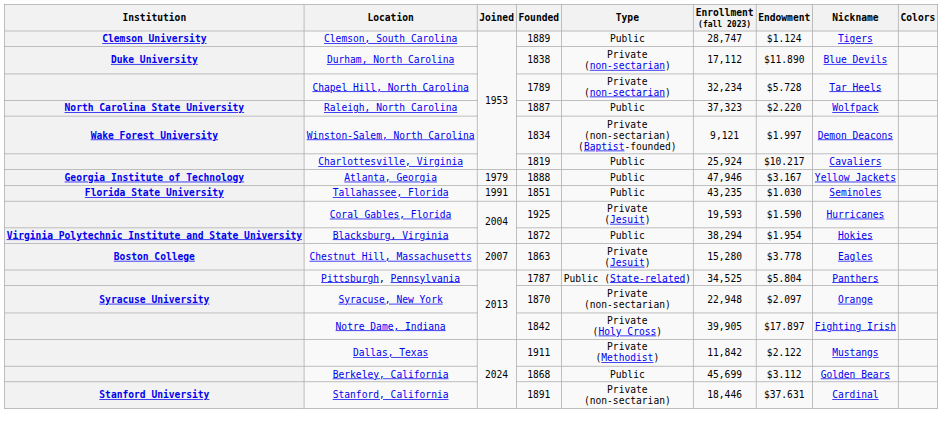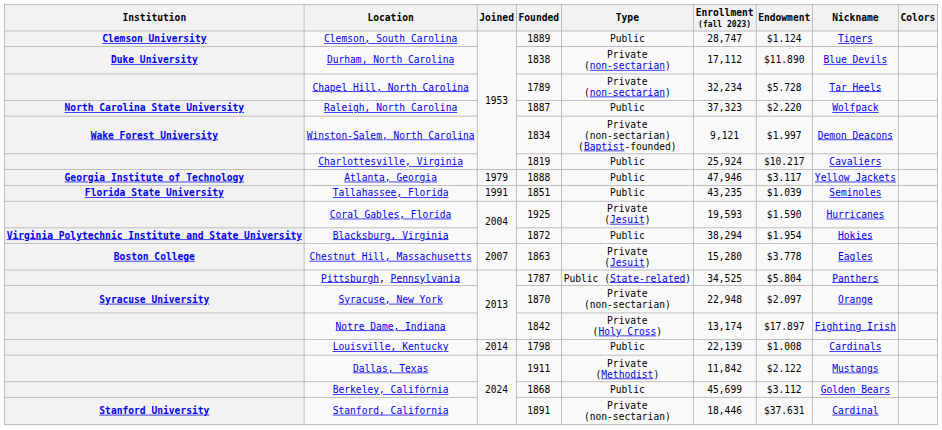(784, 177) $3.167 -> (784, 177) $3.117
(784, 193) $1.030 -> (784, 193) $1.039
(725, 326) 39,905 -> (725, 326) 13,174
+ row: (391, 347)
